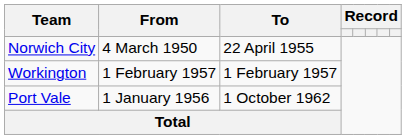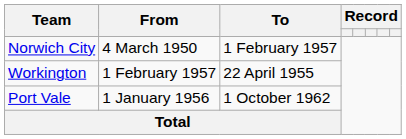(269, 48) 22 April 1955 -> (280, 48) 1 February 1957
(280, 73) 1 February 1957 -> (269, 73) 22 April 1955
